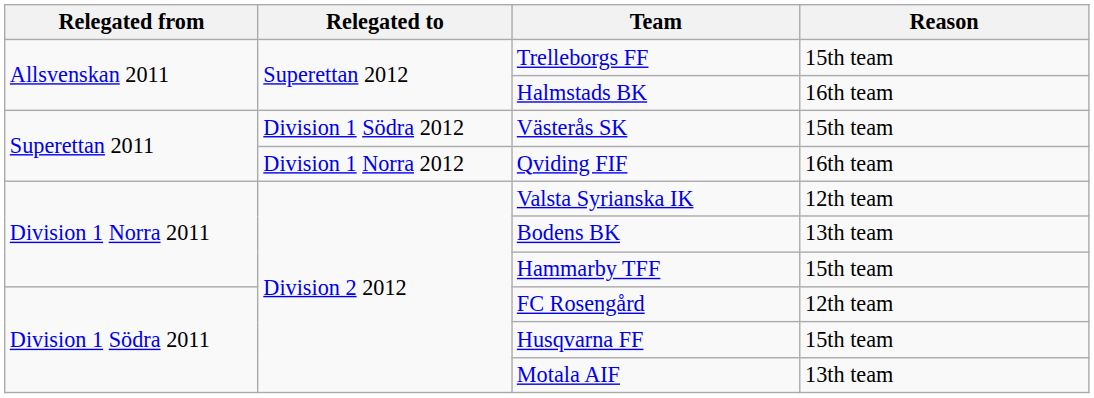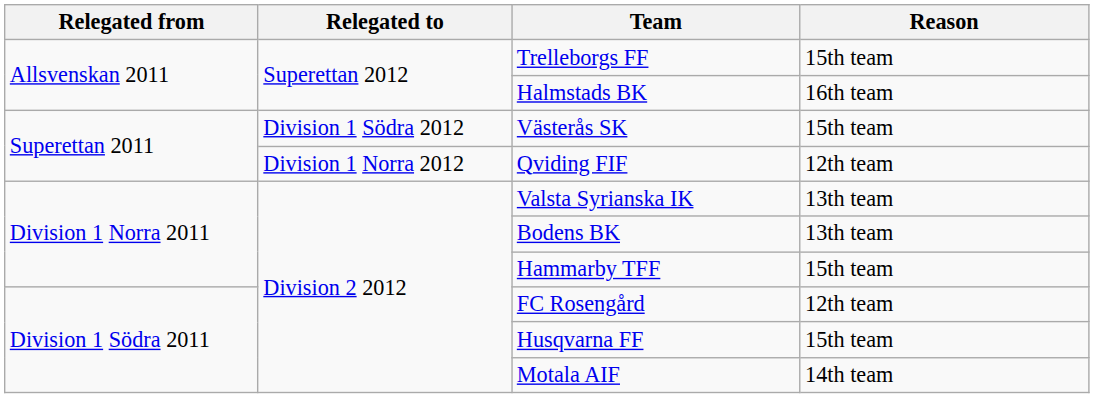(849, 163) 16th team -> (849, 163) 12th team
(849, 198) 12th team -> (849, 198) 13th team
(849, 374) 13th team -> (849, 374) 14th team
